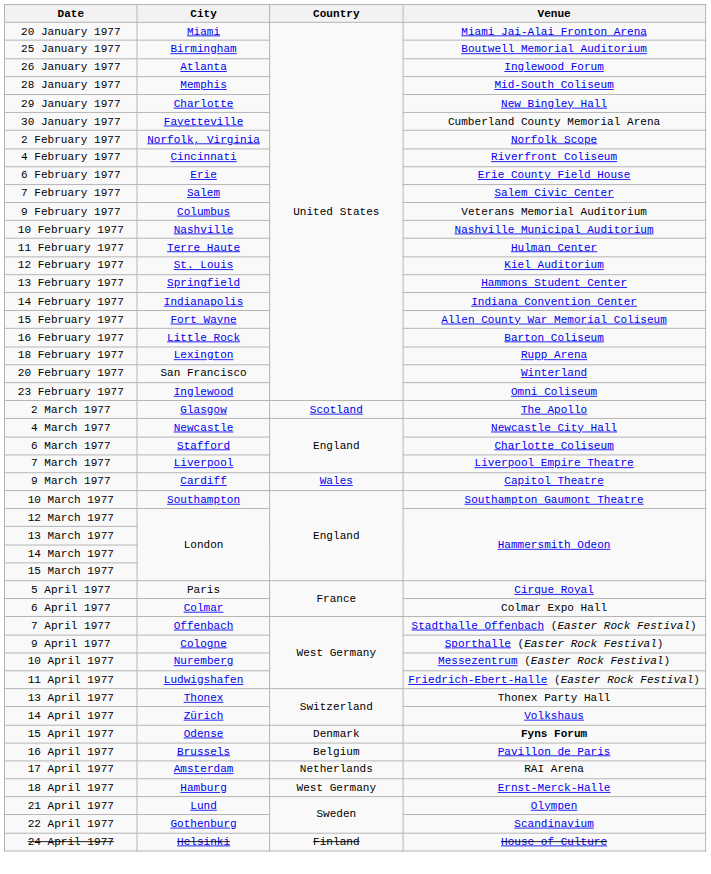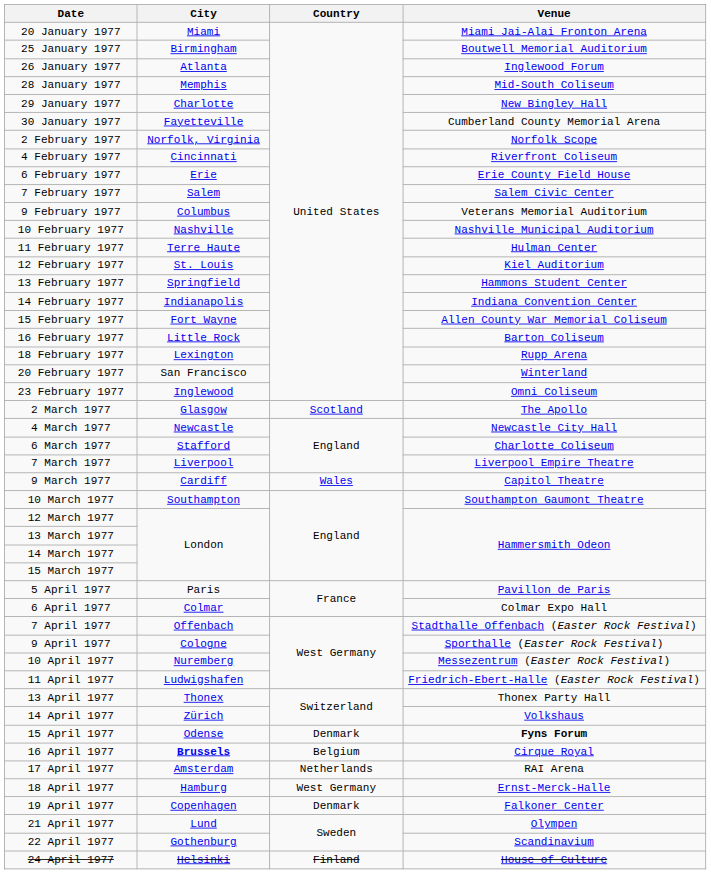(554, 590) Cirque Royal -> (554, 590) Pavillon de Paris
(204, 752) normal -> (204, 752) bold
(554, 752) Pavillon de Paris -> (554, 752) Cirque Royal
+ row: (71, 806)
